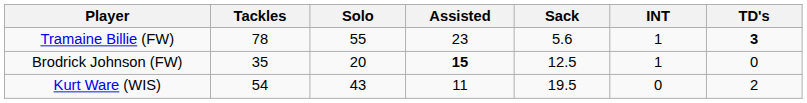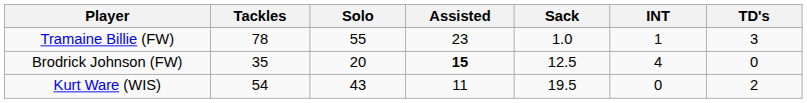(562, 39) 5.6 -> (562, 39) 1.0
(754, 39) bold -> (754, 39) normal
(658, 62) 1 -> (658, 62) 4
